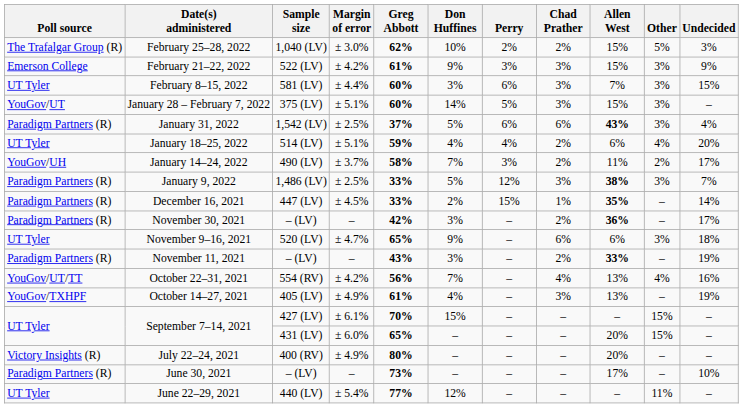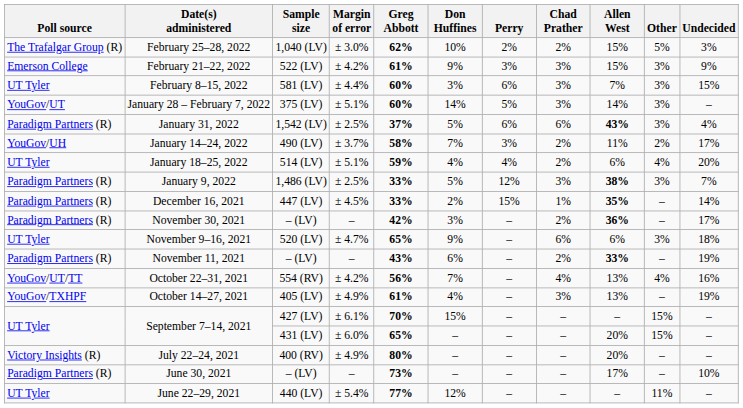(617, 105) 15% -> (617, 105) 14%
rows swapped: (199, 143) <-> (199, 162)
(455, 259) 3% -> (455, 259) 6%
